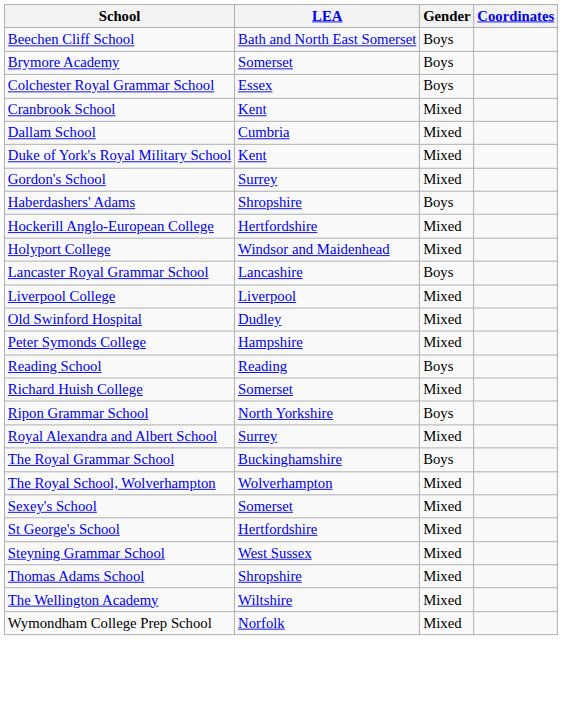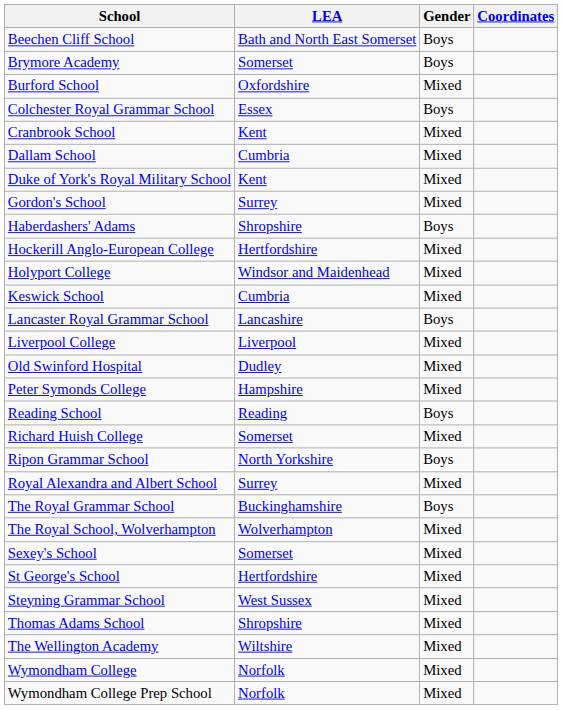+ row: (53, 86)
+ row: (56, 296)
+ row: (72, 669)
